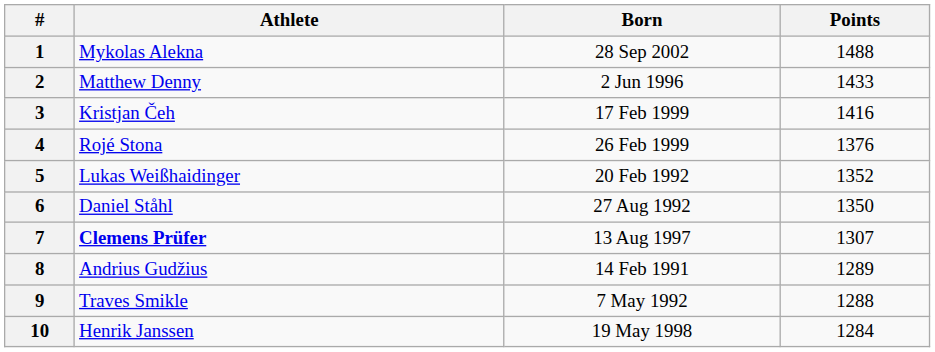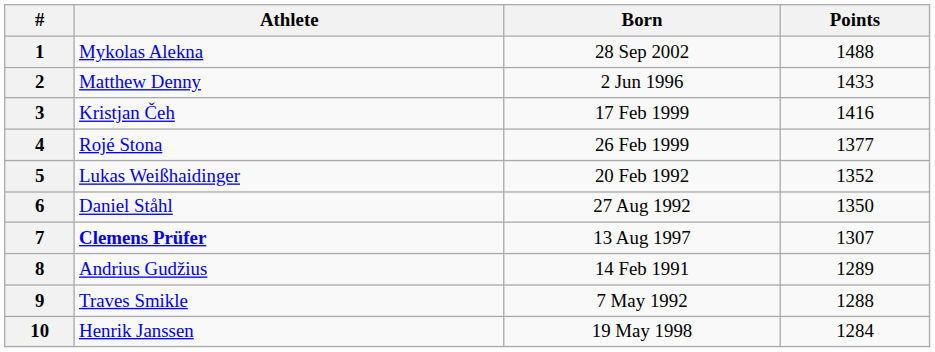(855, 144) 1376 -> (855, 144) 1377
